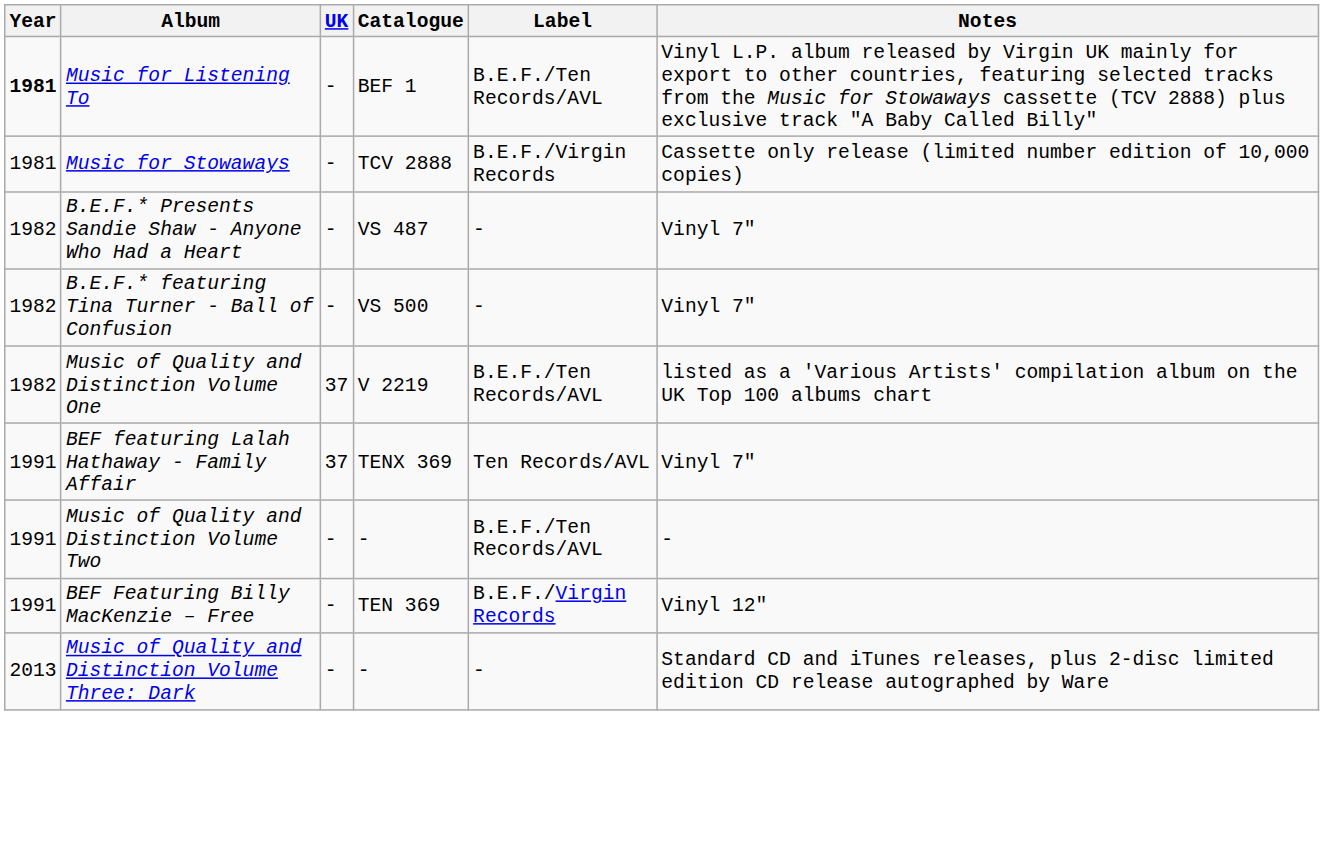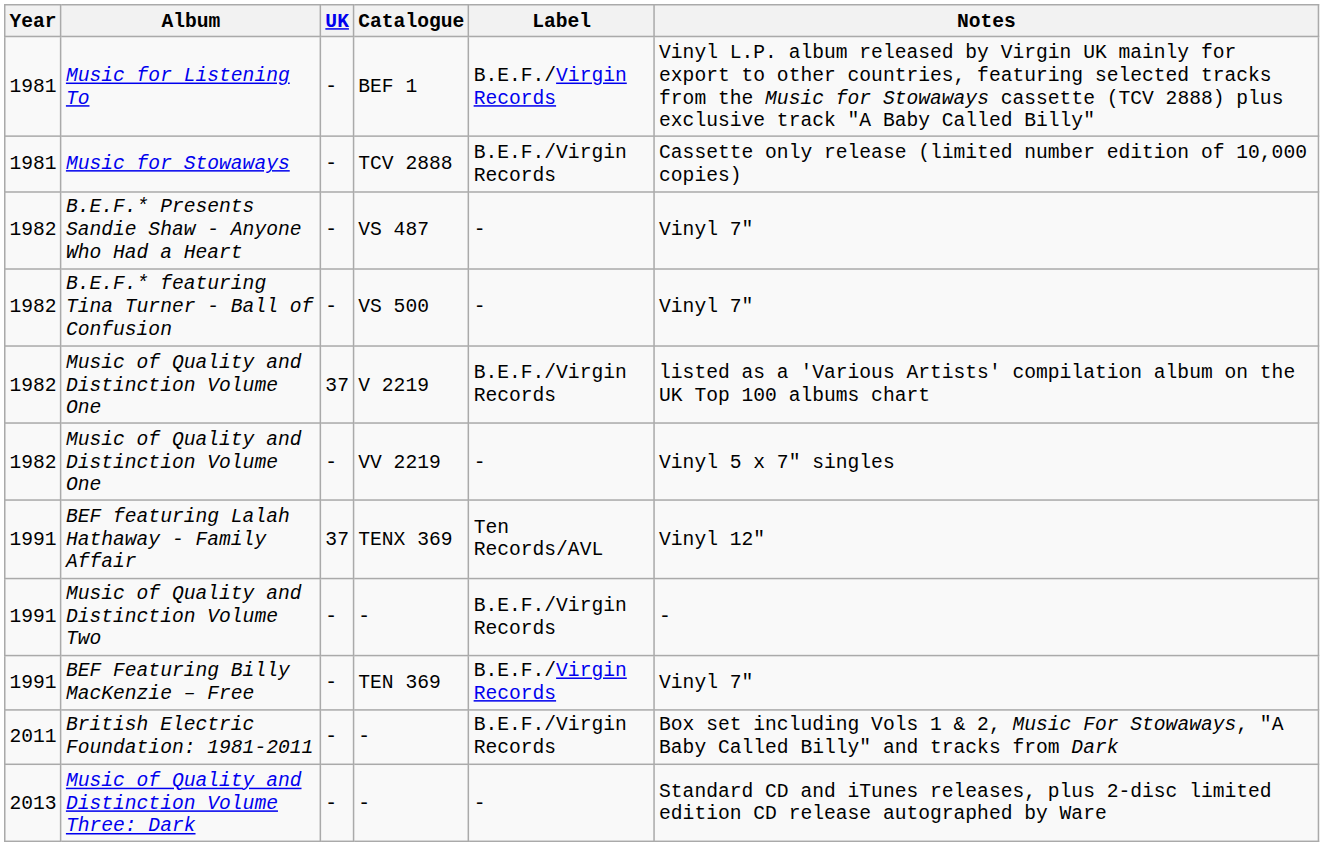(33, 87) bold -> (33, 87) normal
(538, 87) B.E.F./Ten Records/AVL -> (550, 87) B.E.F./Virgin Records
(538, 385) B.E.F./Ten Records/AVL -> (550, 385) B.E.F./Virgin Records
+ row: (184, 462)
(708, 462) Vinyl 7" -> (712, 539) Vinyl 12"
(538, 539) B.E.F./Ten Records/AVL -> (550, 616) B.E.F./Virgin Records
(714, 605) Vinyl 12" -> (706, 682) Vinyl 7"
+ row: (190, 737)
